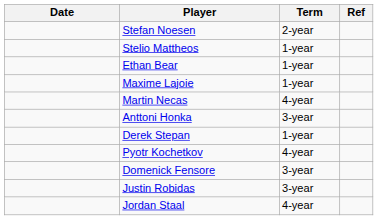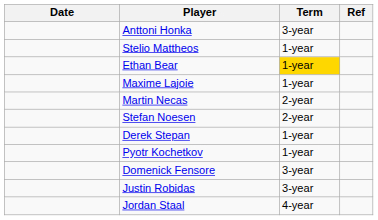rows swapped: (159, 30) <-> (157, 118)
(298, 65) no background -> (298, 65) gold background
(298, 100) 4-year -> (298, 100) 2-year
(298, 153) 4-year -> (298, 153) 1-year
